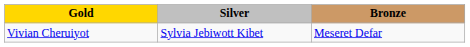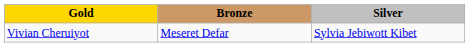columns swapped: (235, 13) <-> (388, 13)
